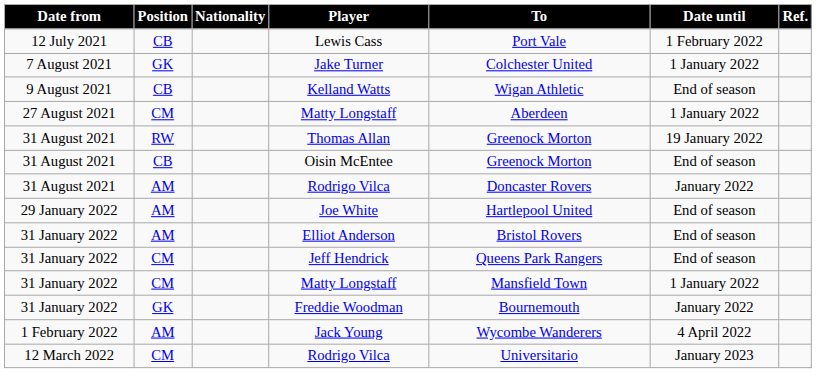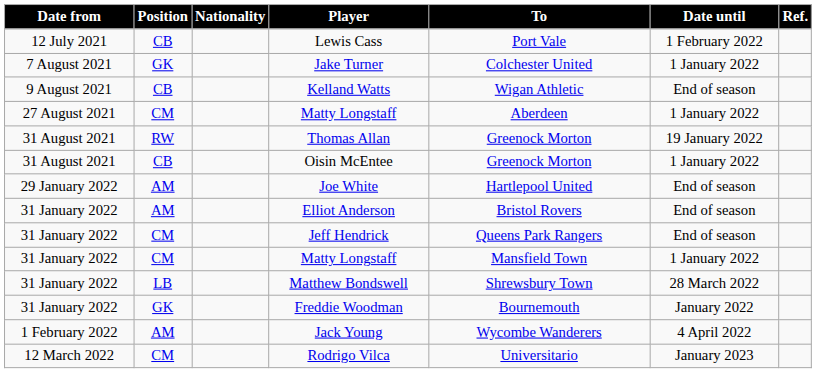(714, 162) End of season -> (714, 162) 1 January 2022
- row: (69, 186)
+ row: (69, 283)
